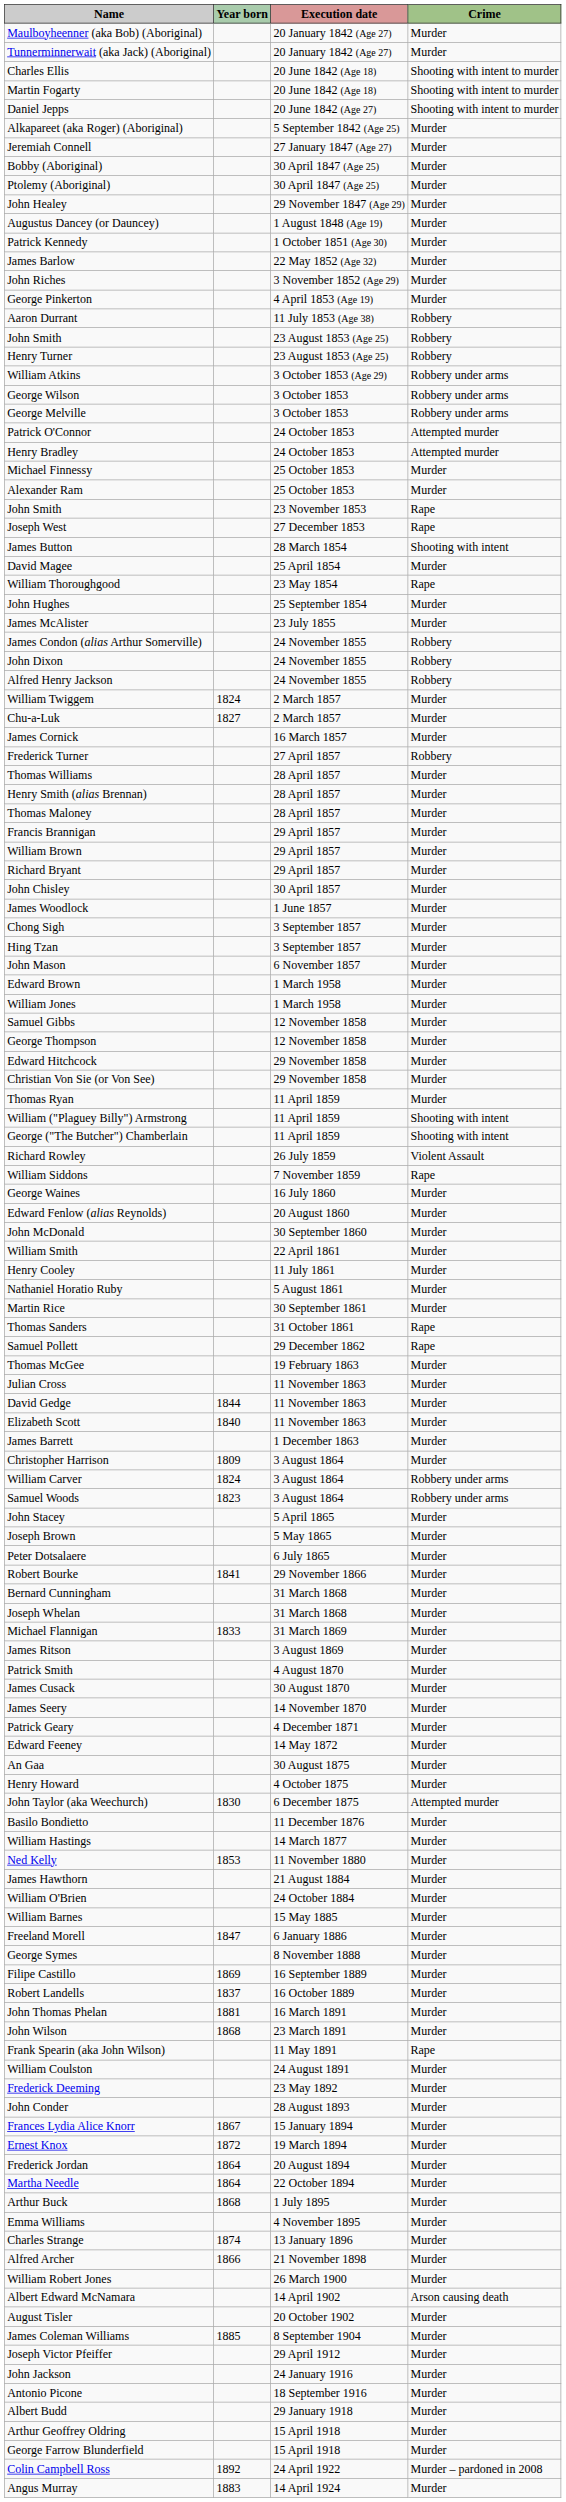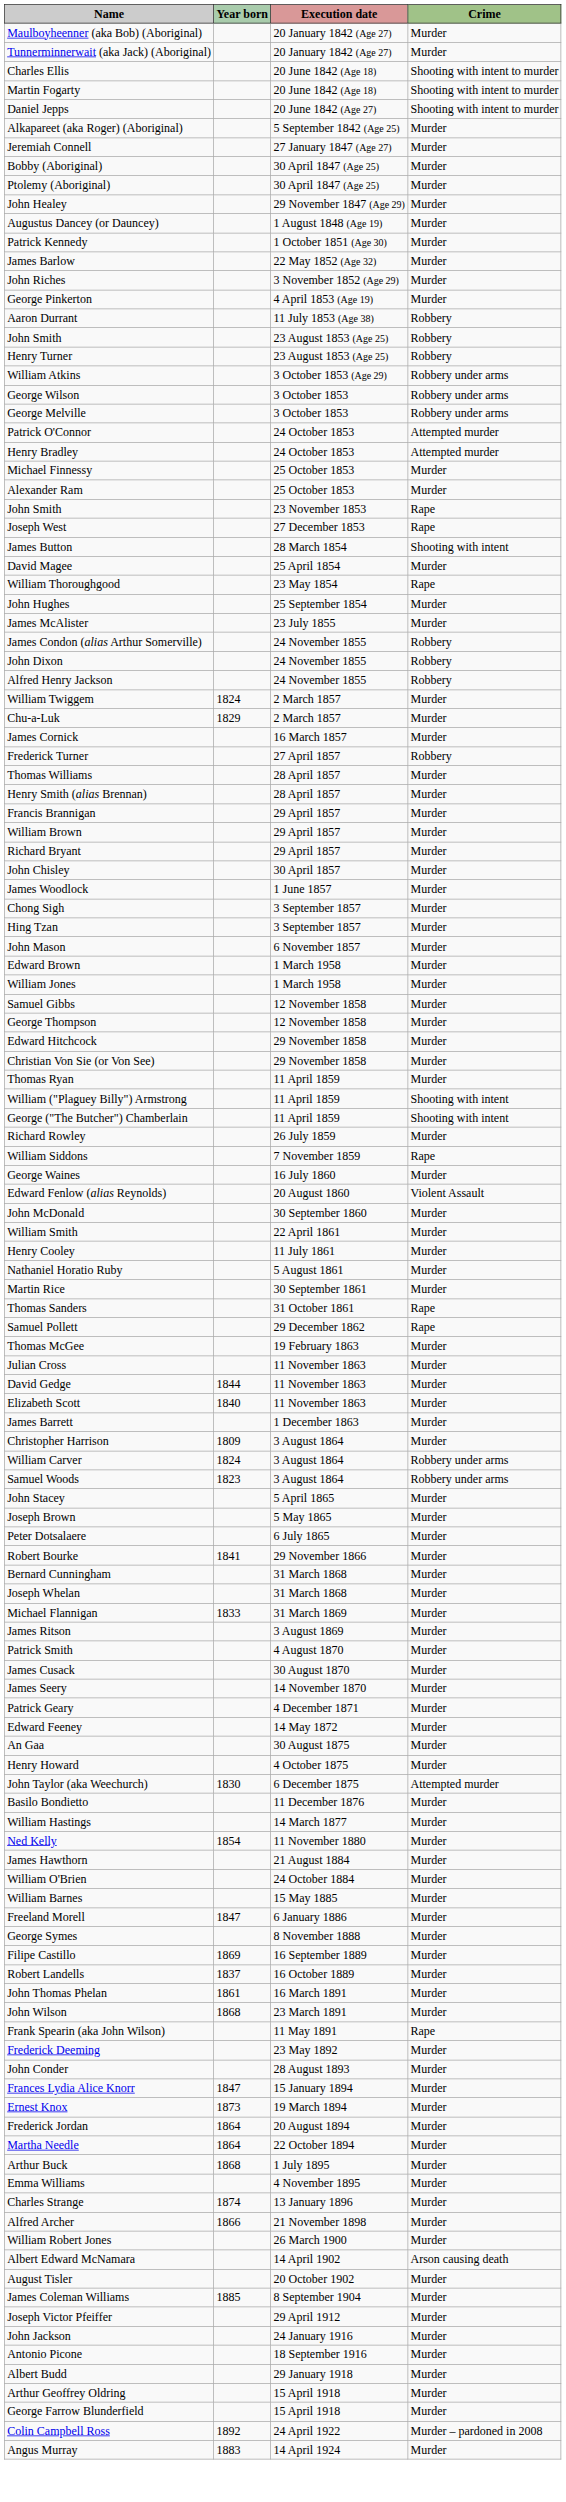(229, 718) 1827 -> (229, 718) 1829
- row: (49, 813)
(447, 1155) Violent Assault -> (428, 1136) Murder
(428, 1212) Murder -> (447, 1193) Violent Assault
(229, 1860) 1853 -> (229, 1841) 1854
(229, 2012) 1881 -> (229, 1993) 1861
- row: (50, 2069)
(229, 2126) 1867 -> (229, 2088) 1847
(229, 2145) 1872 -> (229, 2107) 1873
